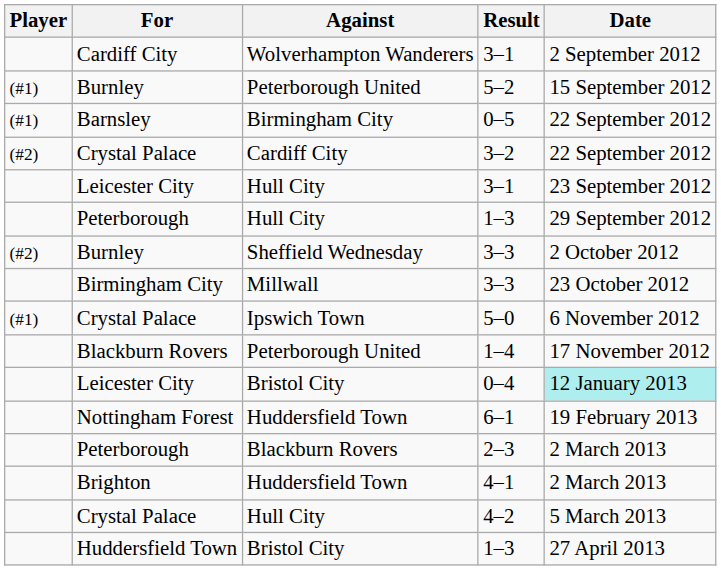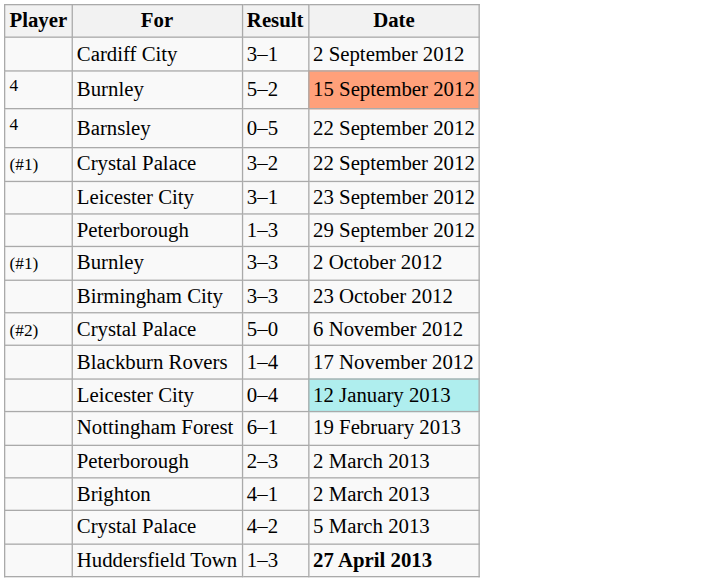- column: (360, 20)
(24, 88) (#1) -> (14, 85) 4
(630, 86) no background -> (394, 89) lightsalmon background
(24, 121) (#1) -> (14, 124) 4
(24, 154) (#2) -> (24, 165) (#1)
(24, 253) (#2) -> (24, 264) (#1)
(24, 319) (#1) -> (24, 330) (#2)
(607, 548) normal -> (373, 560) bold
